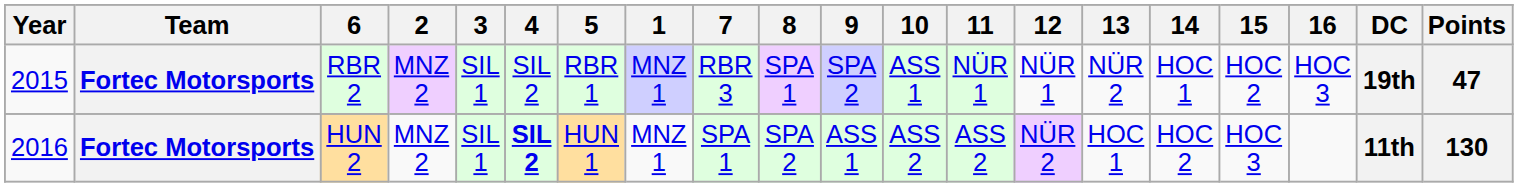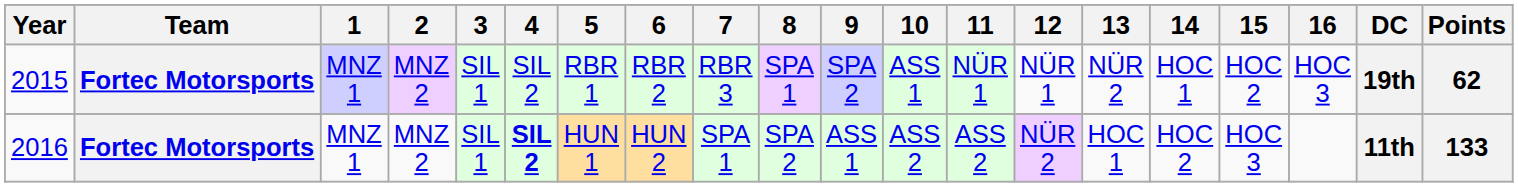columns swapped: (659, 25) <-> (354, 25)
(1467, 79) 47 -> (1467, 79) 62
(1467, 148) 130 -> (1467, 148) 133
